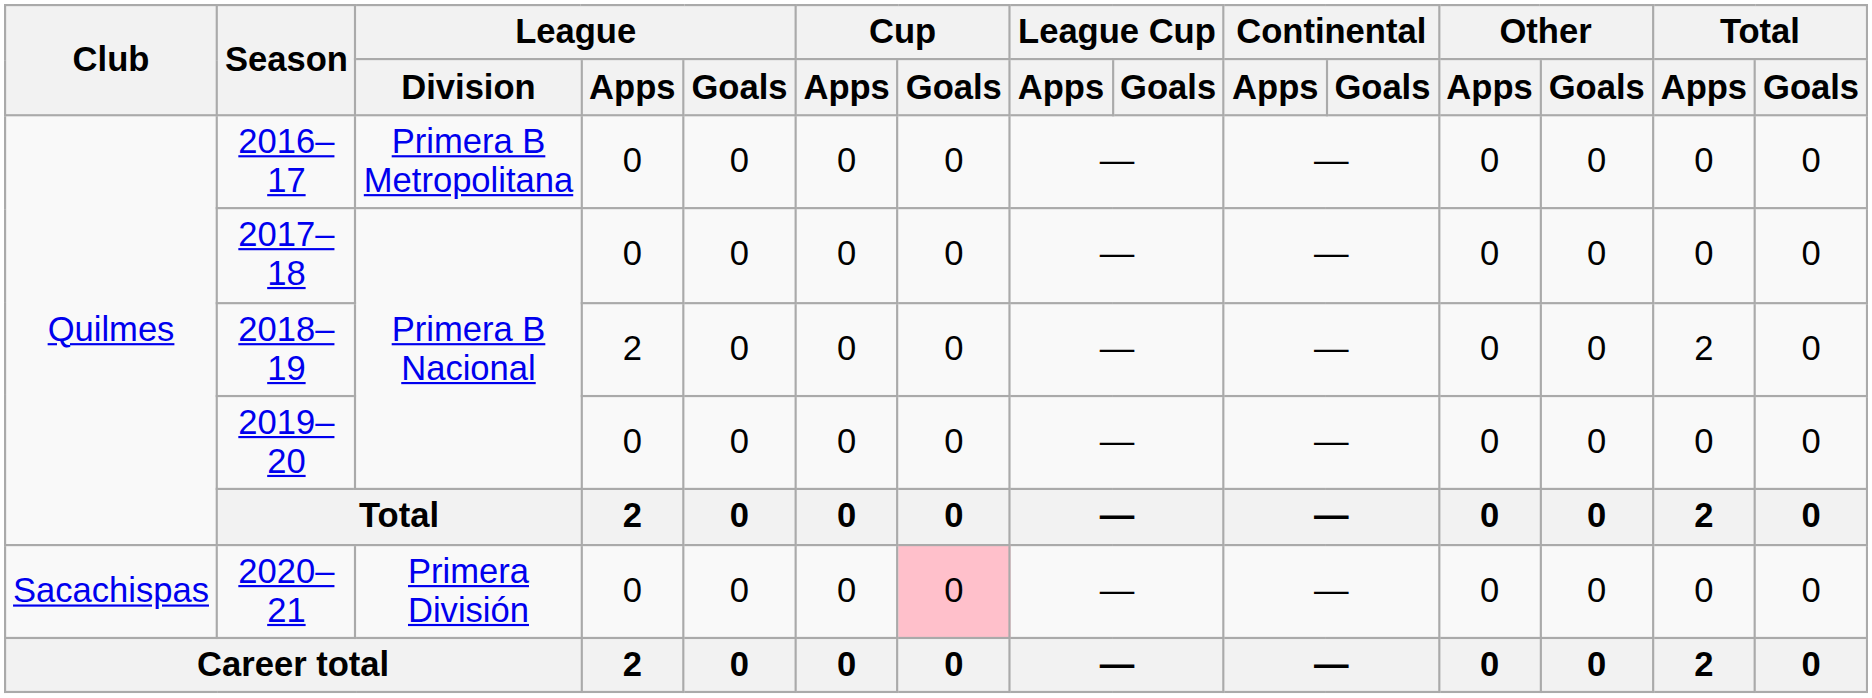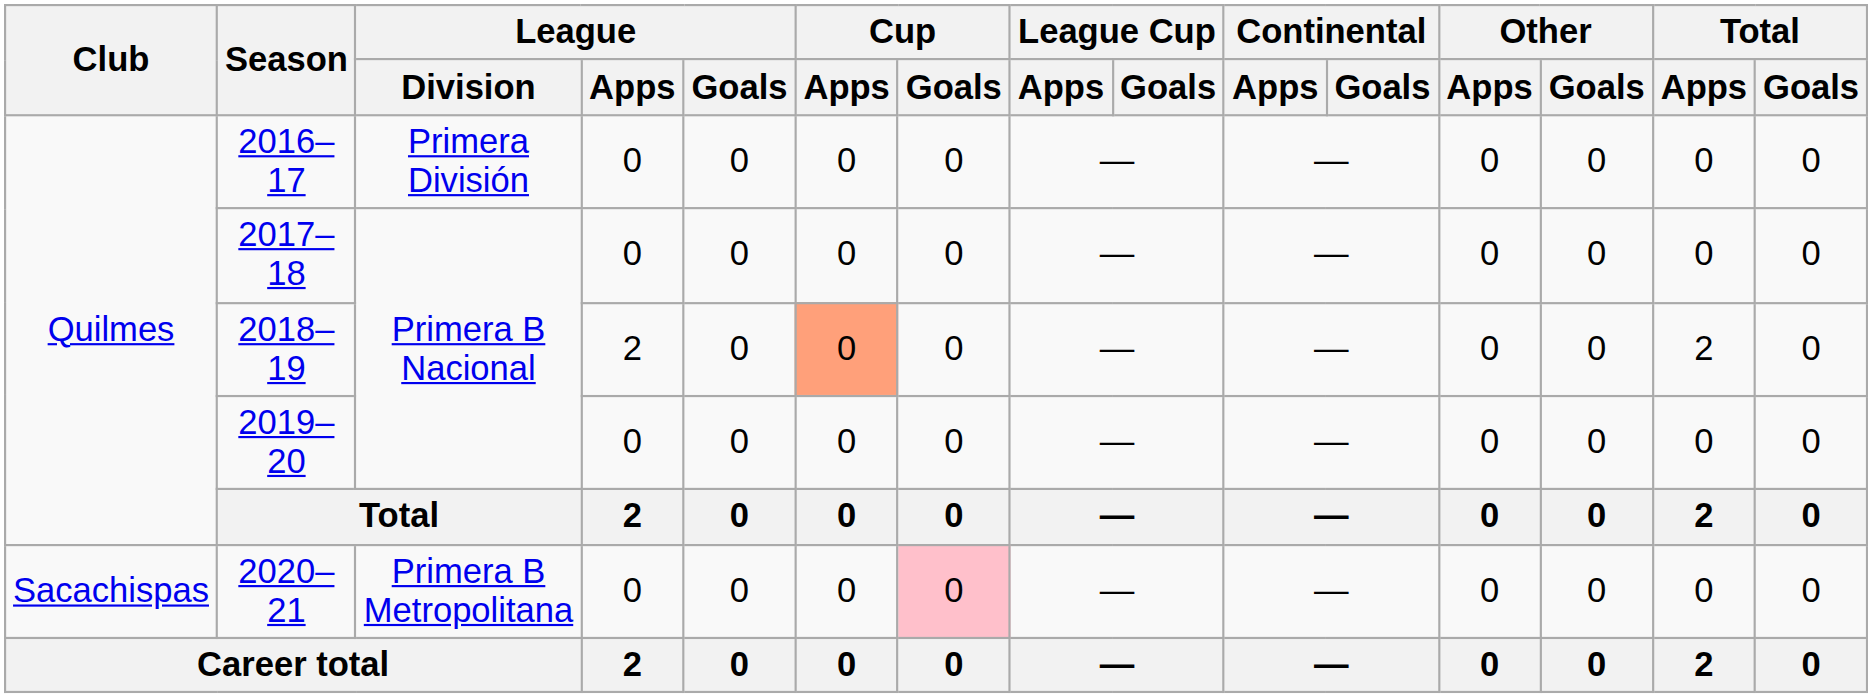(469, 160) Primera B Metropolitana -> (468, 160) Primera División
(847, 348) no background -> (847, 348) lightsalmon background
(468, 590) Primera División -> (469, 590) Primera B Metropolitana
